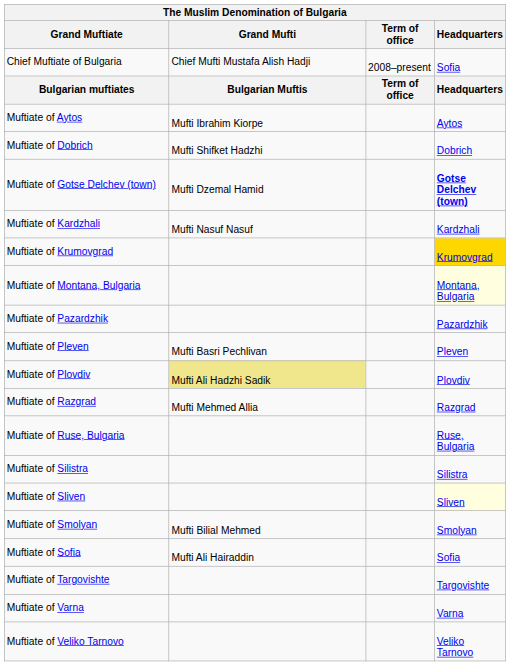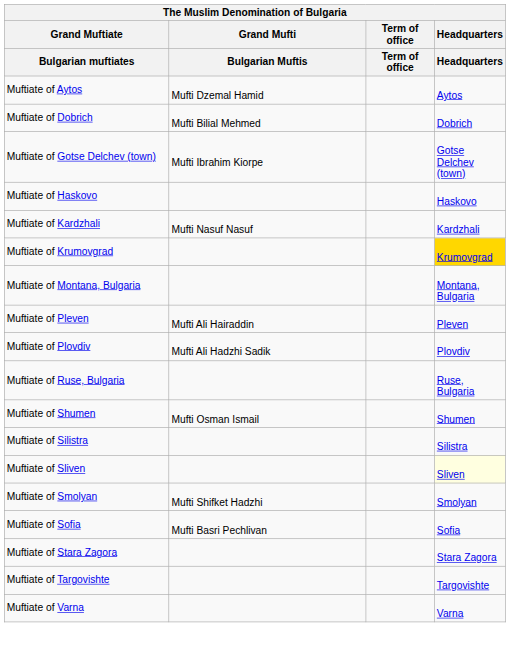- row: (64, 62)
(217, 123) Mufti Ibrahim Kiorpe -> (217, 95) Mufti Dzemal Hamid
(217, 151) Mufti Shifket Hadzhi -> (216, 123) Mufti Bilial Mehmed
(217, 190) Mufti Dzemal Hamid -> (217, 162) Mufti Ibrahim Kiorpe
(456, 190) bold -> (455, 162) normal
+ row: (52, 196)
(458, 291) lightyellow background -> (458, 291) no background
- row: (57, 319)
(219, 352) Mufti Basri Pechlivan -> (213, 324) Mufti Ali Hairaddin
(221, 380) khaki background -> (221, 352) no background
- row: (51, 402)
+ row: (51, 413)
(216, 530) Mufti Bilial Mehmed -> (217, 502) Mufti Shifket Hadzhi
(213, 558) Mufti Ali Hairaddin -> (219, 530) Mufti Basri Pechlivan
+ row: (62, 552)
- row: (65, 641)
